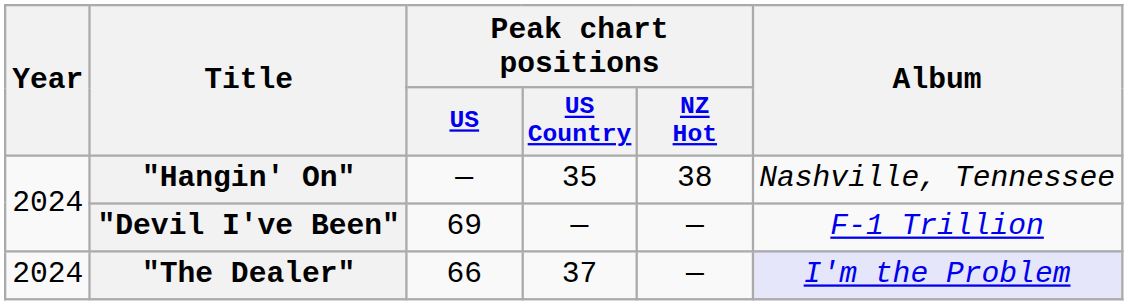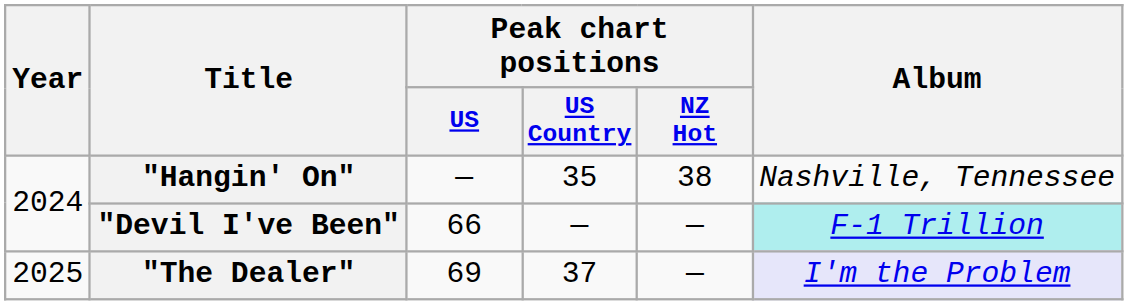(464, 227) 69 -> (464, 227) 66
(937, 227) no background -> (937, 227) paleturquoise background
(48, 275) 2024 -> (48, 275) 2025
(464, 275) 66 -> (464, 275) 69
